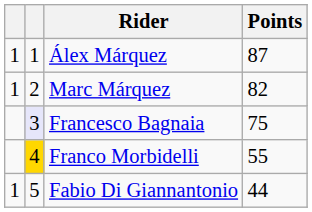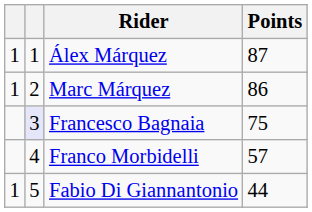(258, 89) 82 -> (258, 89) 86
(34, 156) gold background -> (34, 156) no background
(258, 156) 55 -> (258, 156) 57
